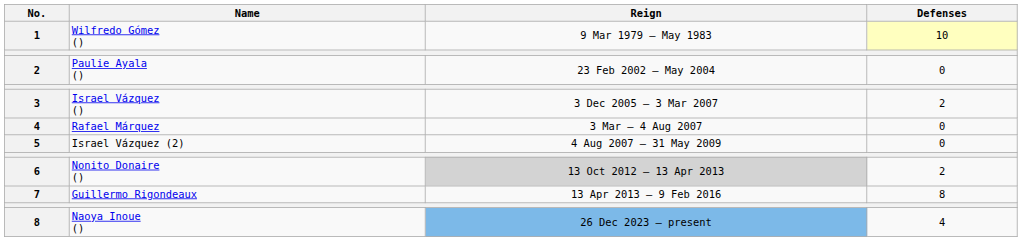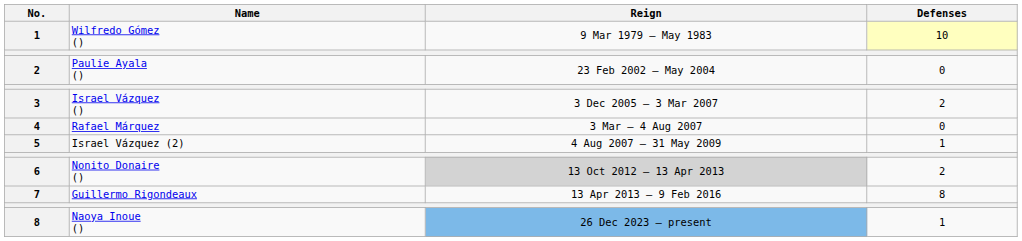(942, 144) 0 -> (942, 144) 1
(942, 222) 4 -> (942, 222) 1
